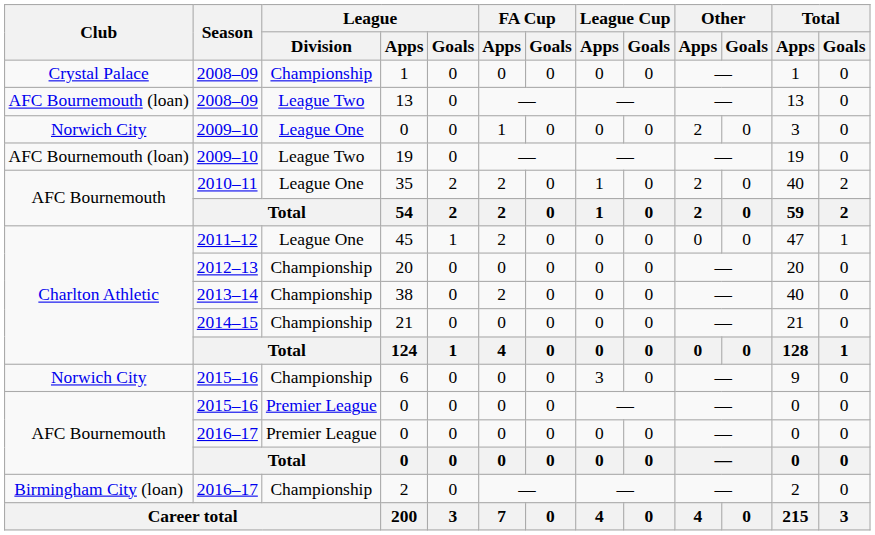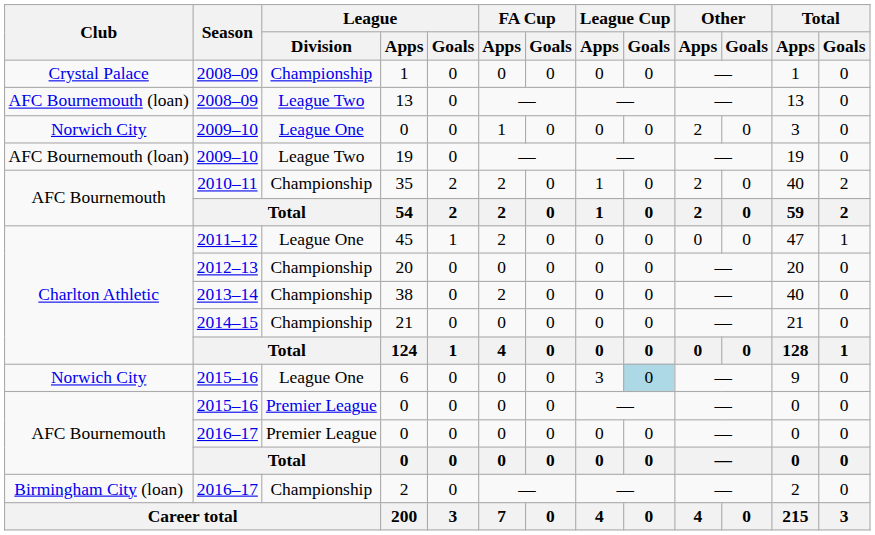(321, 184) League One -> (321, 184) Championship
(321, 377) Championship -> (321, 377) League One
(649, 377) no background -> (649, 377) lightblue background
